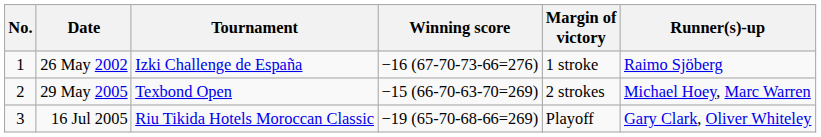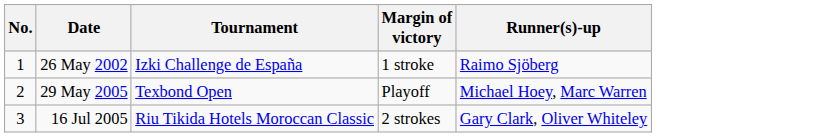- column: (460, 27)
(575, 91) 2 strokes -> (406, 91) Playoff
(570, 118) Playoff -> (411, 118) 2 strokes
